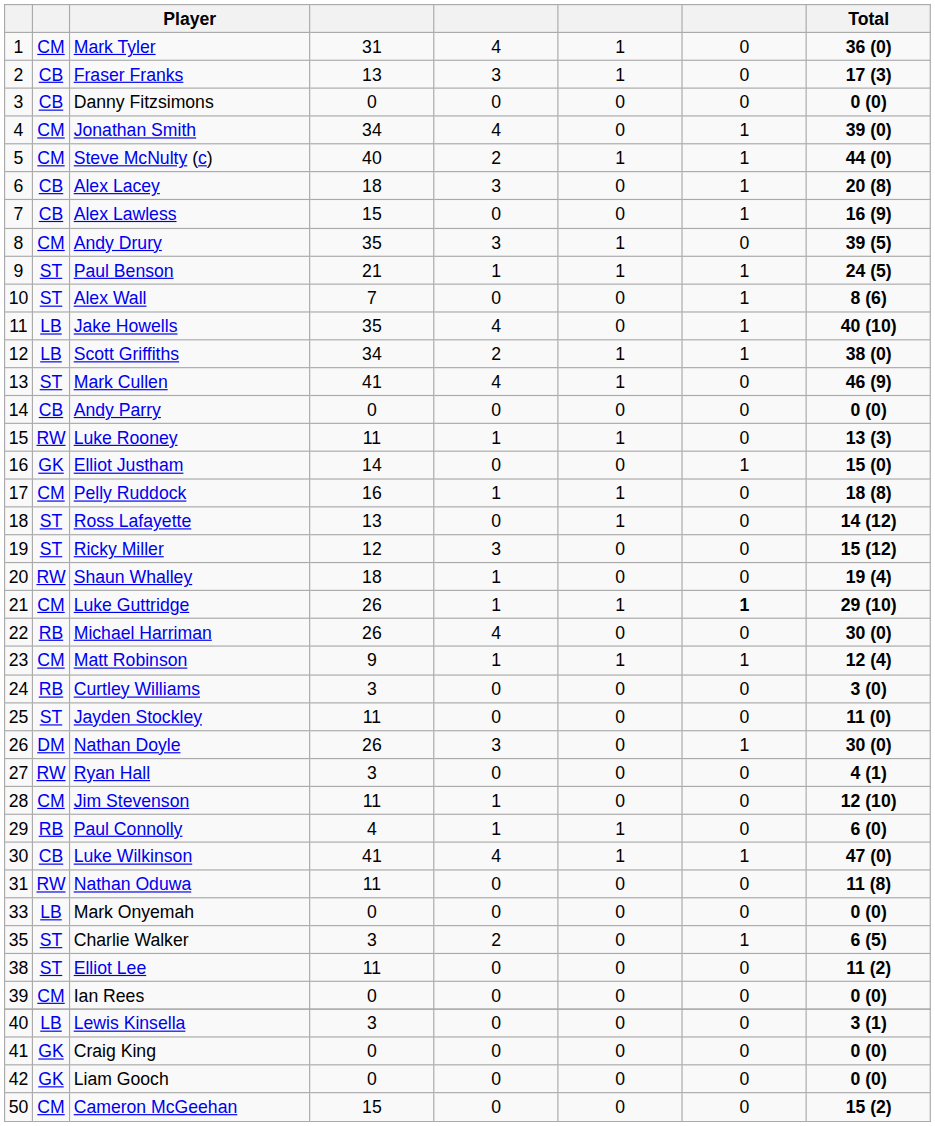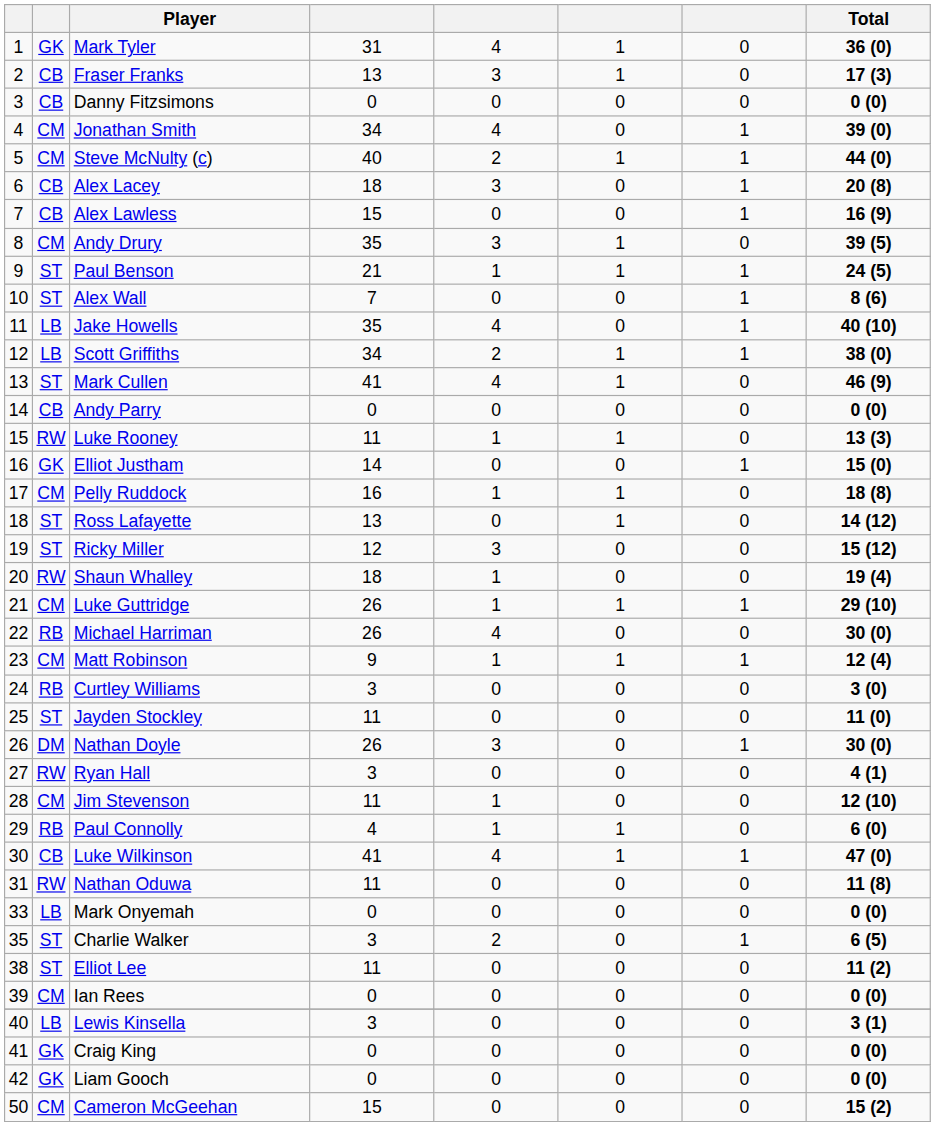(51, 47) CM -> (51, 47) GK
(744, 605) bold -> (744, 605) normal
